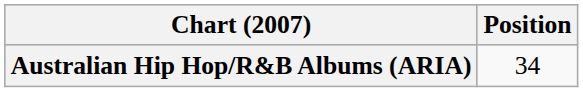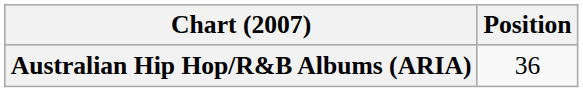(527, 65) 34 -> (527, 65) 36
